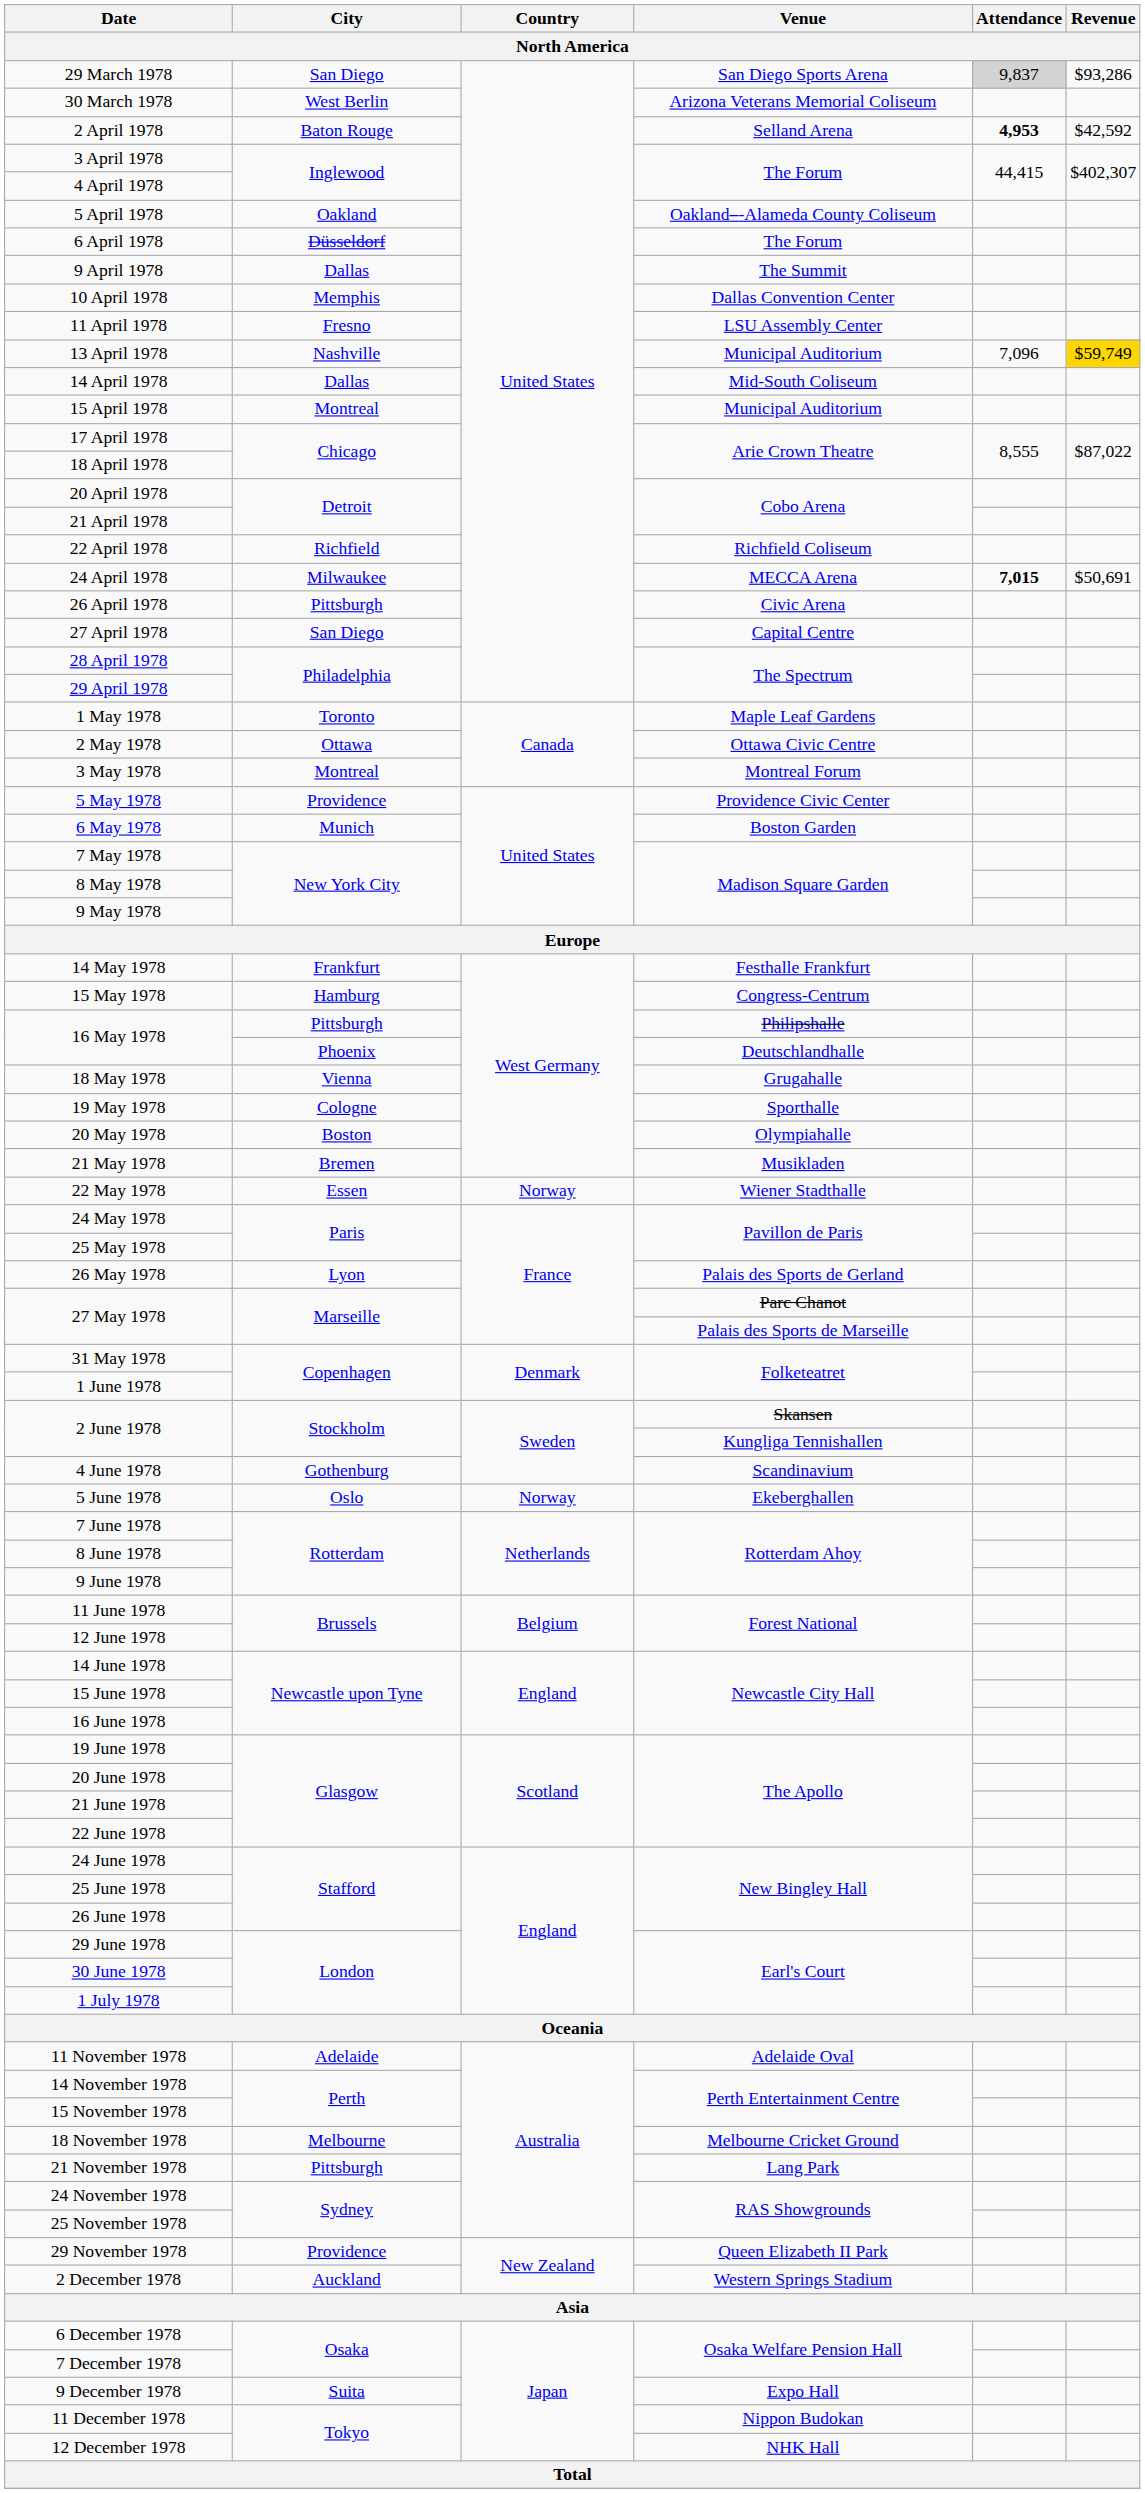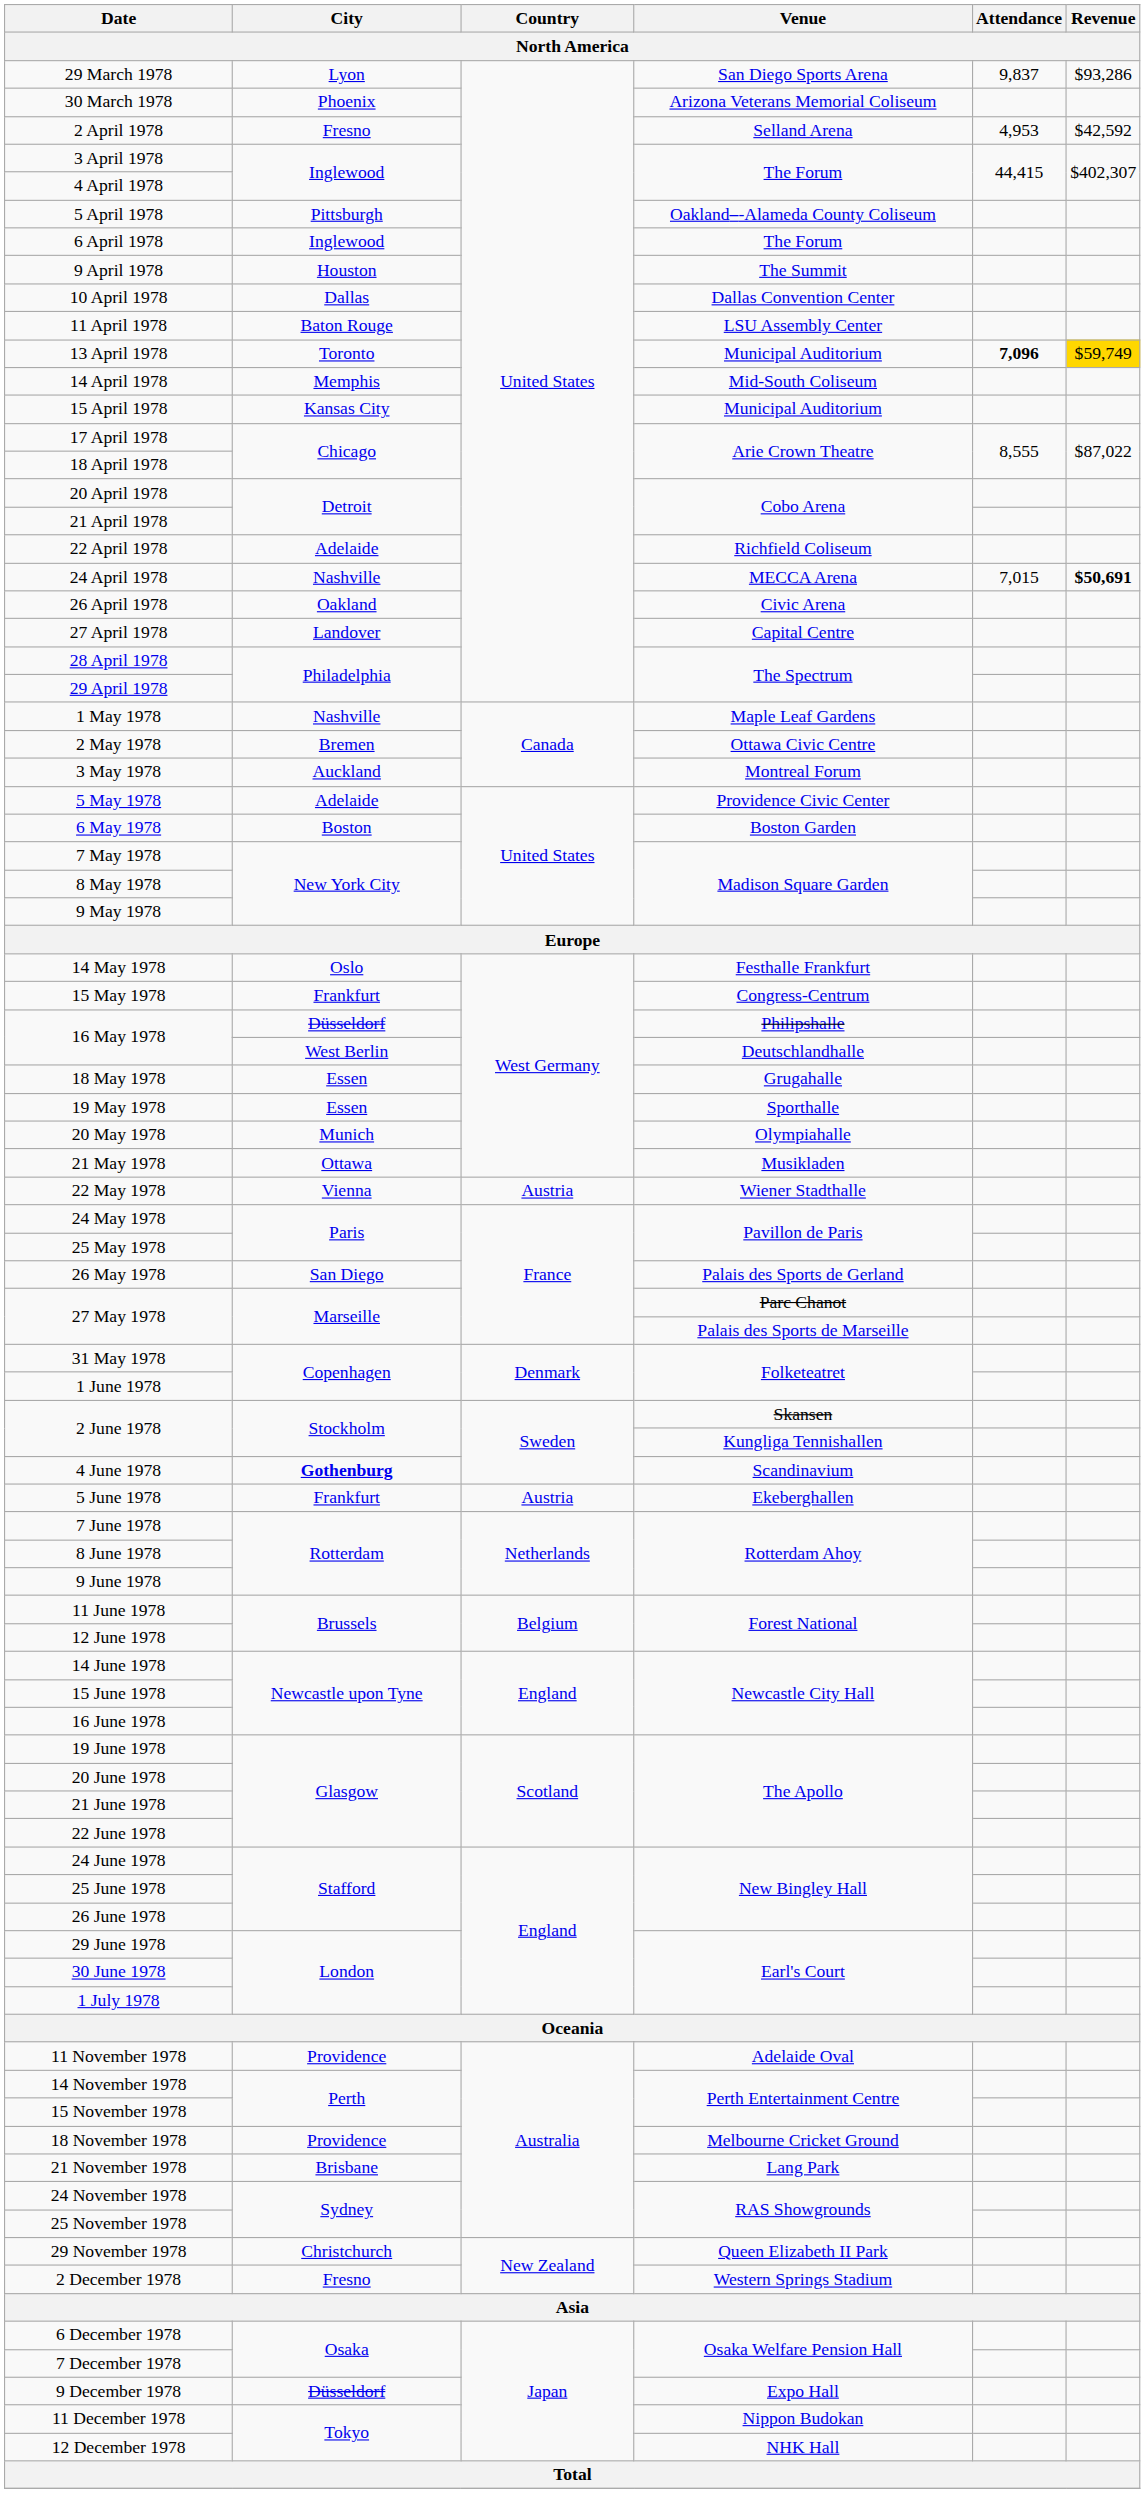(347, 74) San Diego -> (347, 74) Lyon
(1019, 74) lightgrey background -> (1019, 74) no background
(347, 102) West Berlin -> (347, 102) Phoenix
(347, 130) Baton Rouge -> (347, 130) Fresno
(1019, 130) bold -> (1019, 130) normal
(347, 213) Oakland -> (347, 213) Pittsburgh
(347, 241) Düsseldorf -> (347, 241) Inglewood
(347, 269) Dallas -> (347, 269) Houston
(347, 297) Memphis -> (347, 297) Dallas
(347, 325) Fresno -> (347, 325) Baton Rouge
(347, 353) Nashville -> (347, 353) Toronto
(1019, 353) normal -> (1019, 353) bold
(347, 381) Dallas -> (347, 381) Memphis
(347, 409) Montreal -> (347, 409) Kansas City
(347, 548) Richfield -> (347, 548) Adelaide
(347, 576) Milwaukee -> (347, 576) Nashville
(1019, 576) bold -> (1019, 576) normal
(1103, 576) normal -> (1103, 576) bold
(347, 604) Pittsburgh -> (347, 604) Oakland
(347, 632) San Diego -> (347, 632) Landover
(347, 716) Toronto -> (347, 716) Nashville
(347, 744) Ottawa -> (347, 744) Bremen
(347, 772) Montreal -> (347, 772) Auckland
(347, 800) Providence -> (347, 800) Adelaide
(347, 827) Munich -> (347, 827) Boston
(347, 967) Frankfurt -> (347, 967) Oslo
(347, 995) Hamburg -> (347, 995) Frankfurt
(347, 1023) Pittsburgh -> (347, 1023) Düsseldorf
(347, 1051) Phoenix -> (347, 1051) West Berlin
(347, 1079) Vienna -> (347, 1079) Essen
(347, 1107) Cologne -> (347, 1107) Essen
(347, 1134) Boston -> (347, 1134) Munich
(347, 1162) Bremen -> (347, 1162) Ottawa
(347, 1190) Essen -> (347, 1190) Vienna
(547, 1190) Norway -> (547, 1190) Austria
(347, 1274) Lyon -> (347, 1274) San Diego
(347, 1469) normal -> (347, 1469) bold
(347, 1497) Oslo -> (347, 1497) Frankfurt
(547, 1497) Norway -> (547, 1497) Austria
(347, 2056) Adelaide -> (347, 2056) Providence
(347, 2139) Melbourne -> (347, 2139) Providence
(347, 2167) Pittsburgh -> (347, 2167) Brisbane
(347, 2251) Providence -> (347, 2251) Christchurch
(347, 2279) Auckland -> (347, 2279) Fresno
(347, 2391) Suita -> (347, 2391) Düsseldorf
